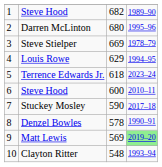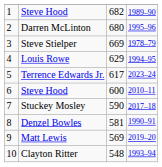(116, 75) 618 -> (116, 75) 617
(116, 122) 578 -> (116, 122) 581
(142, 138) lightgreen background -> (142, 138) no background
